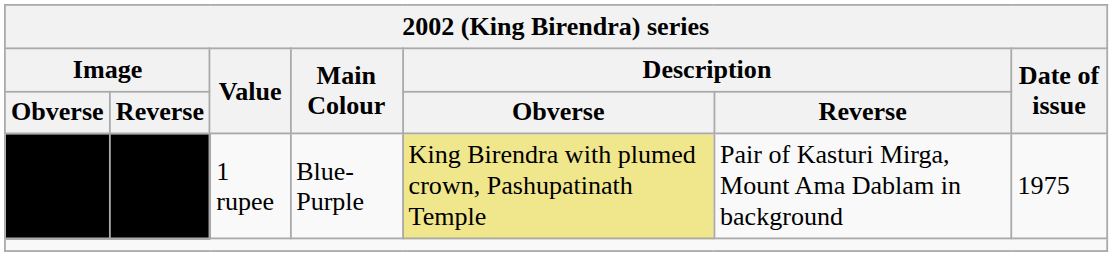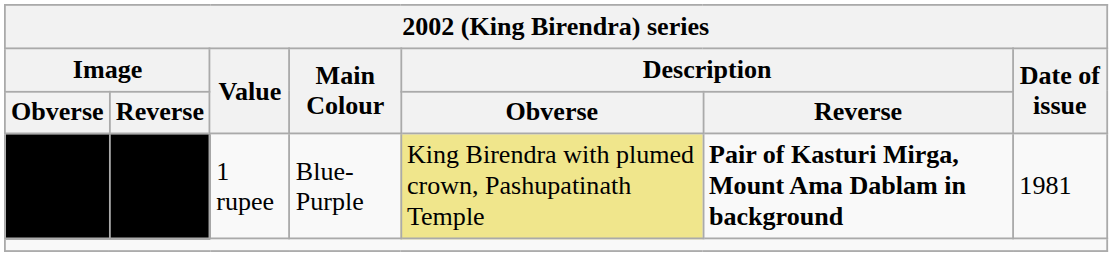(840, 186) normal -> (837, 186) bold
(1044, 186) 1975 -> (1045, 186) 1981
